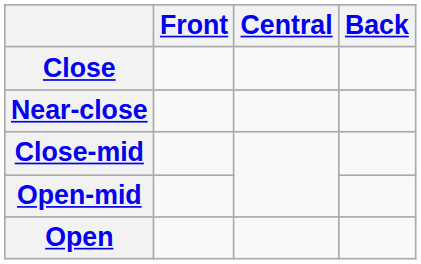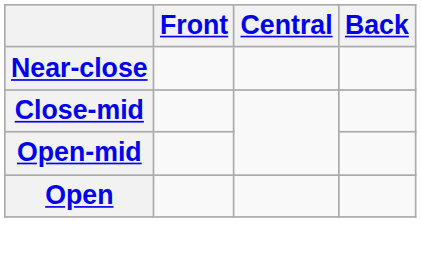- row: (79, 68)
